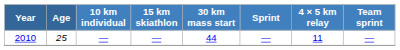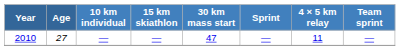(61, 38) 25 -> (61, 38) 27
(211, 38) 44 -> (211, 38) 47
